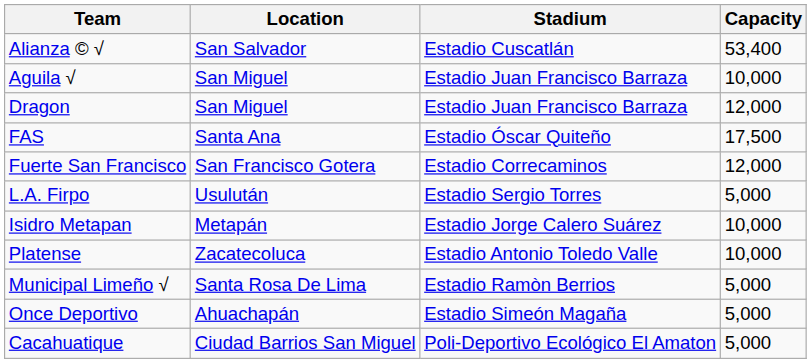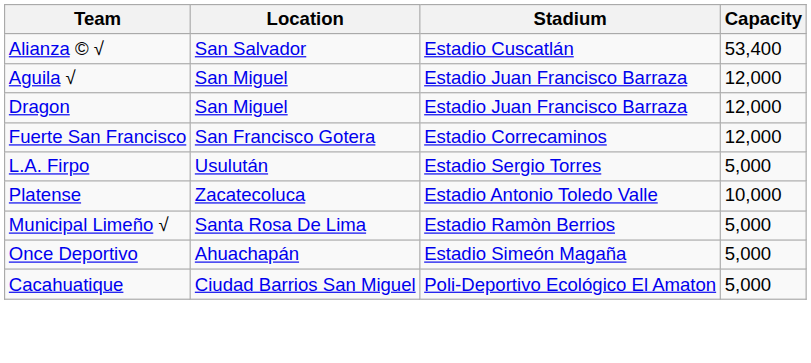(753, 78) 10,000 -> (753, 78) 12,000
- row: (26, 136)
- row: (70, 225)
